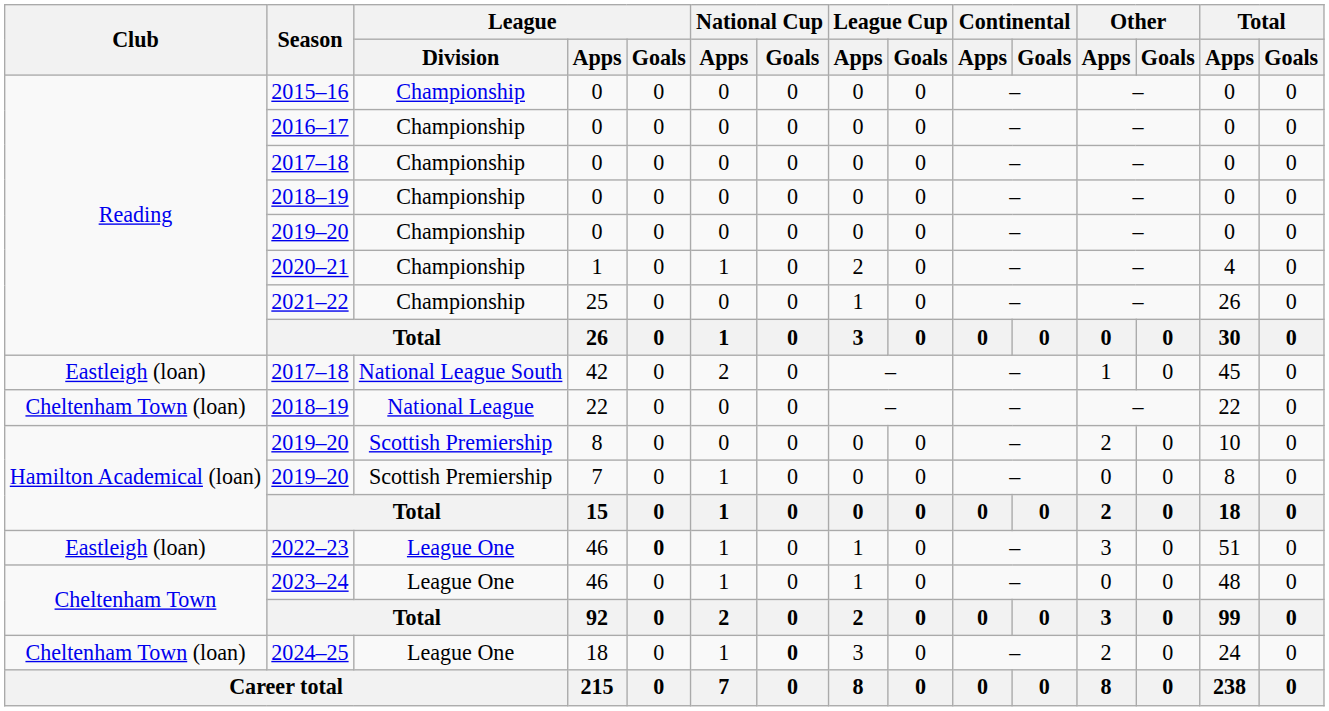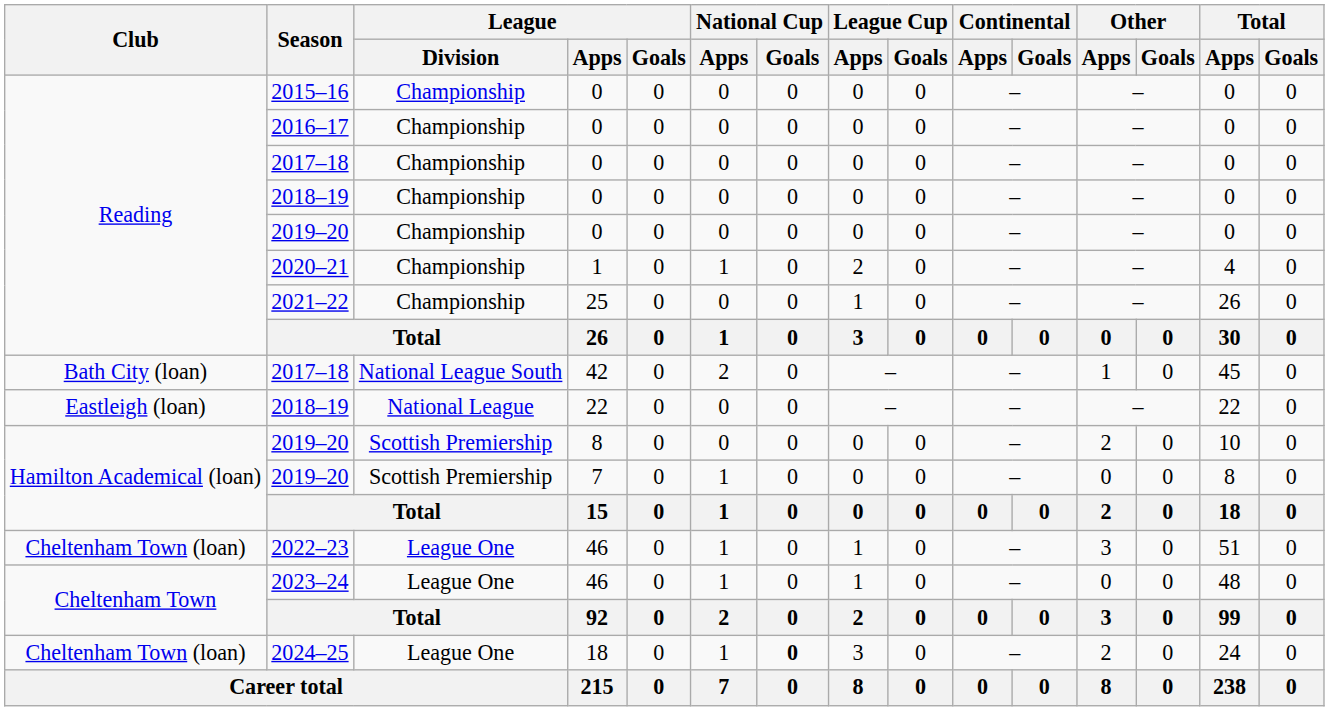(135, 372) Eastleigh (loan) -> (135, 372) Bath City (loan)
(135, 407) Cheltenham Town (loan) -> (135, 407) Eastleigh (loan)
(135, 547) Eastleigh (loan) -> (135, 547) Cheltenham Town (loan)
(659, 547) bold -> (659, 547) normal
